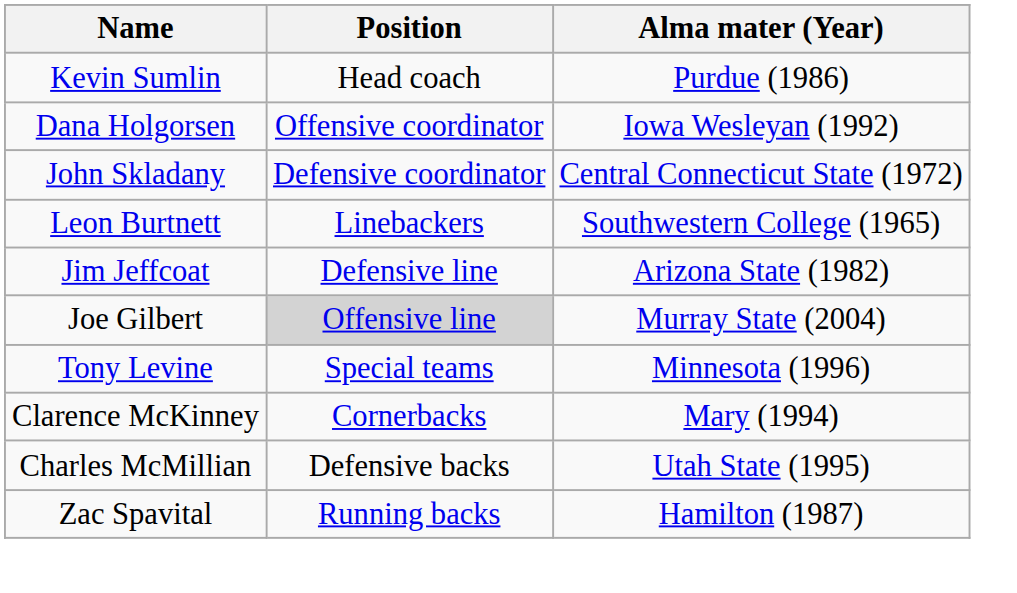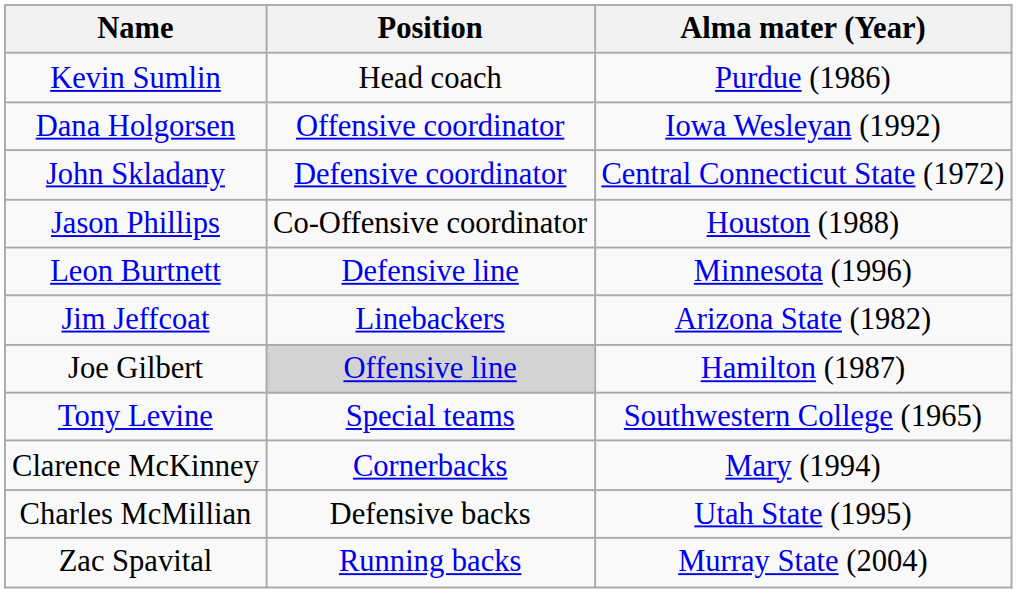+ row: (135, 222)
(409, 222) Linebackers -> (430, 271) Defensive line
(761, 222) Southwestern College (1965) -> (803, 271) Minnesota (1996)
(409, 271) Defensive line -> (430, 319) Linebackers
(761, 319) Murray State (2004) -> (803, 367) Hamilton (1987)
(761, 367) Minnesota (1996) -> (803, 416) Southwestern College (1965)
(761, 513) Hamilton (1987) -> (803, 561) Murray State (2004)
